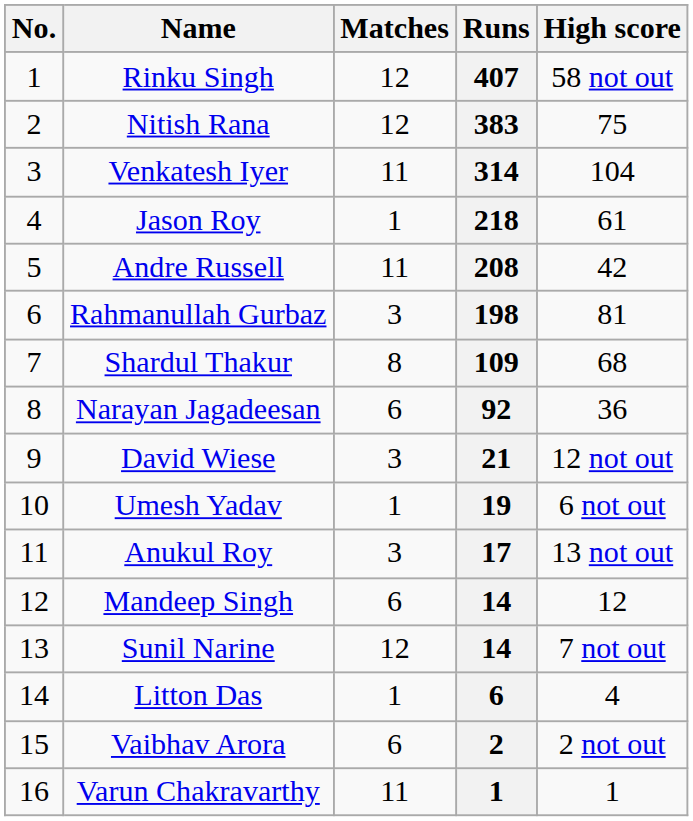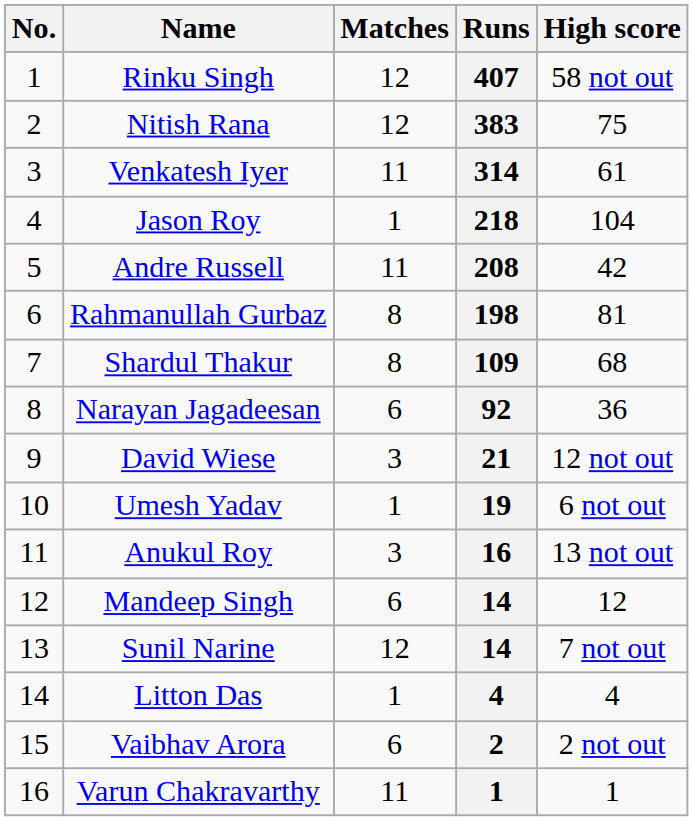(612, 171) 104 -> (612, 171) 61
(612, 219) 61 -> (612, 219) 104
(395, 314) 3 -> (395, 314) 8
(496, 553) 17 -> (496, 553) 16
(496, 696) 6 -> (496, 696) 4
